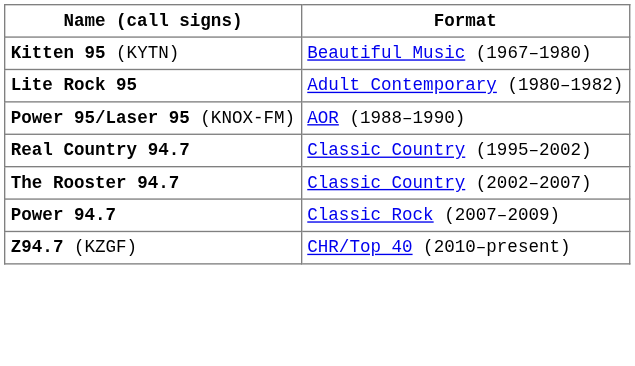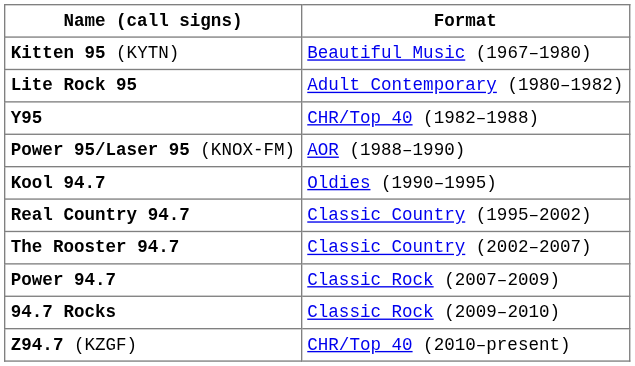+ row: (27, 118)
+ row: (58, 183)
+ row: (63, 312)
